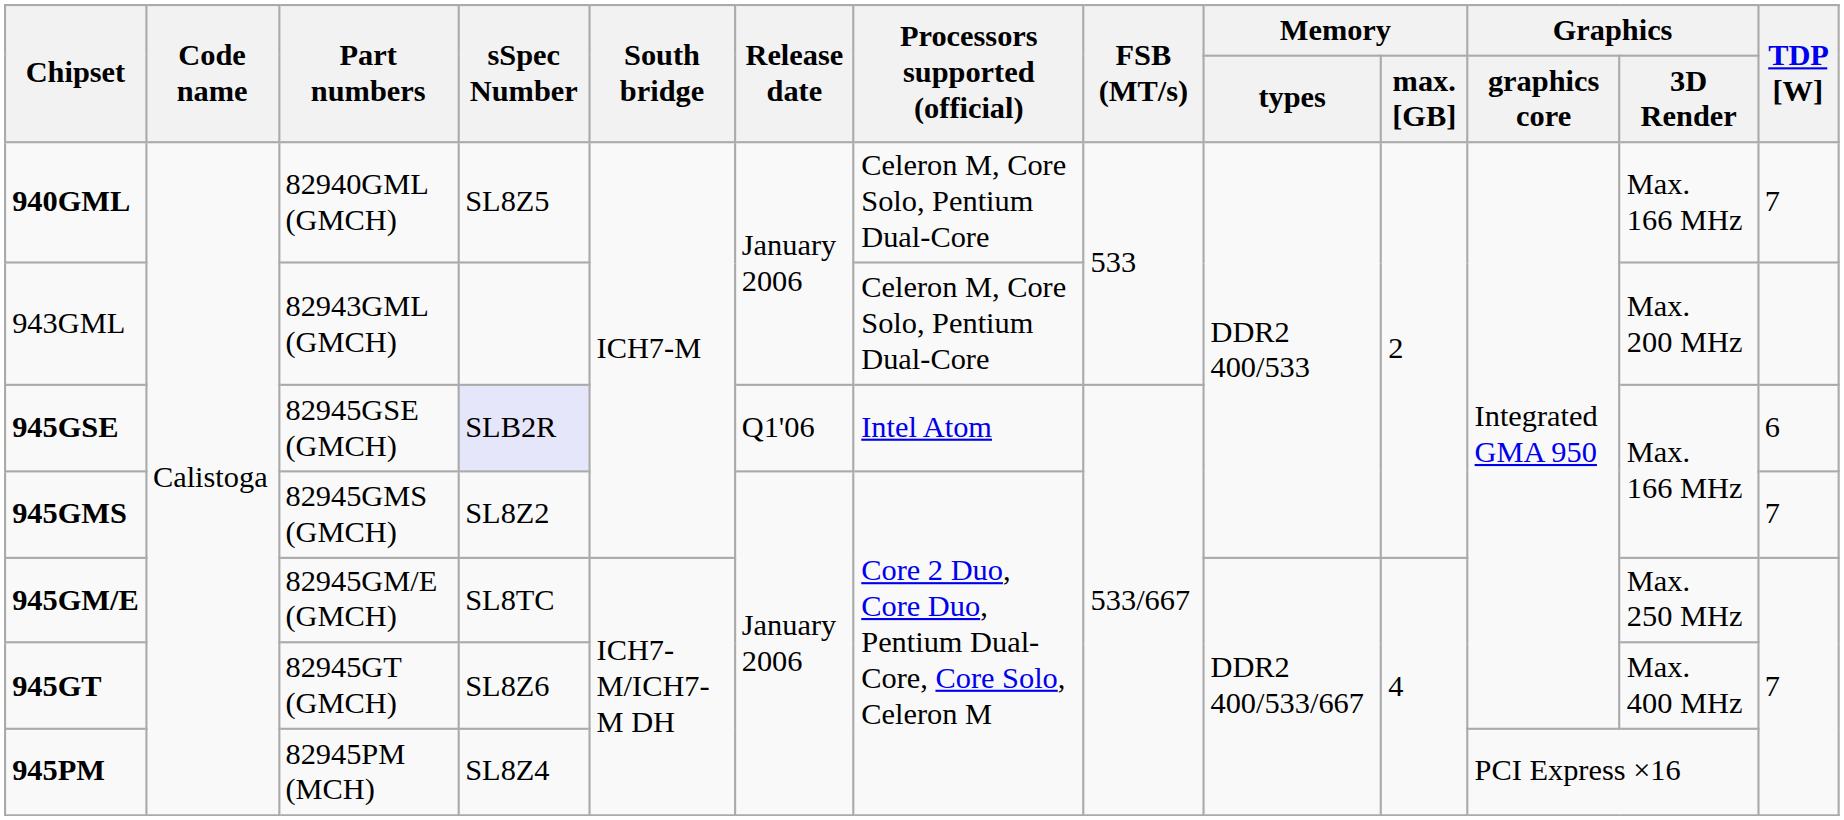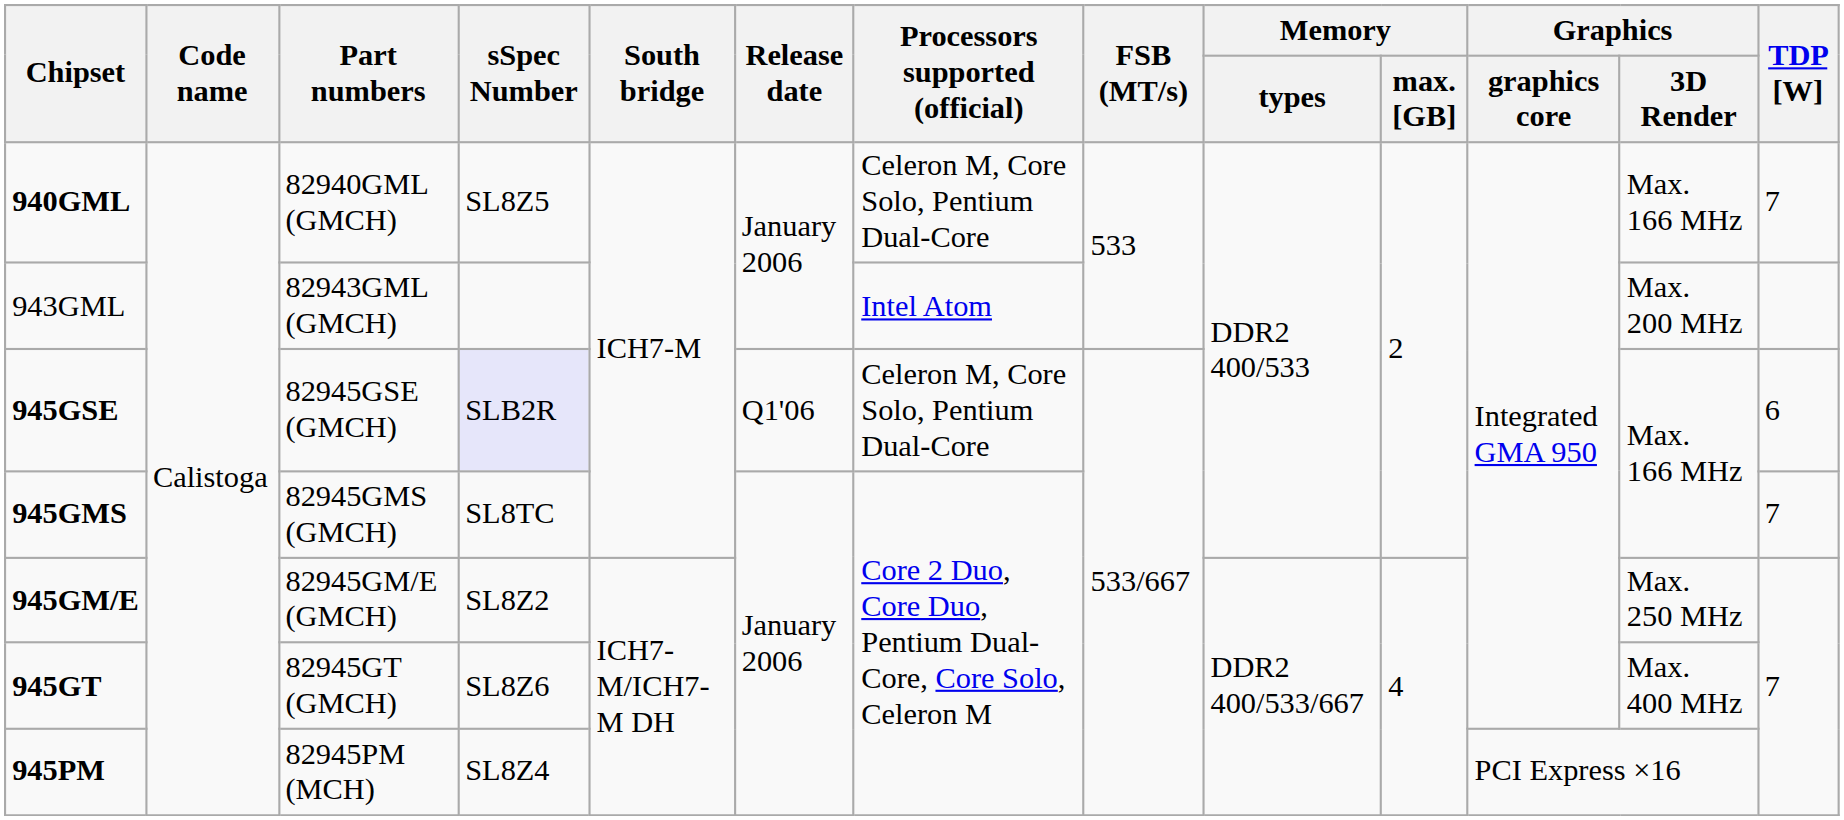(964, 323) Celeron M, Core Solo, Pentium Dual-Core -> (927, 305) Intel Atom
(927, 427) Intel Atom -> (964, 409) Celeron M, Core Solo, Pentium Dual-Core
(507, 513) SL8Z2 -> (510, 513) SL8TC
(510, 599) SL8TC -> (507, 599) SL8Z2
